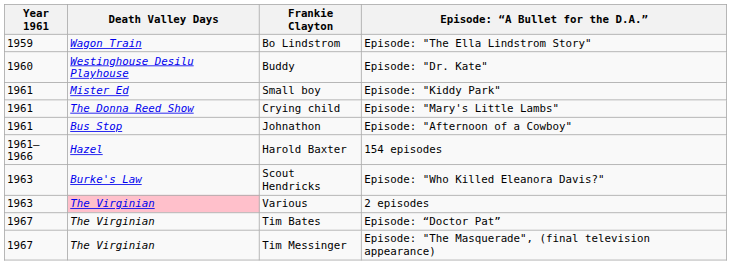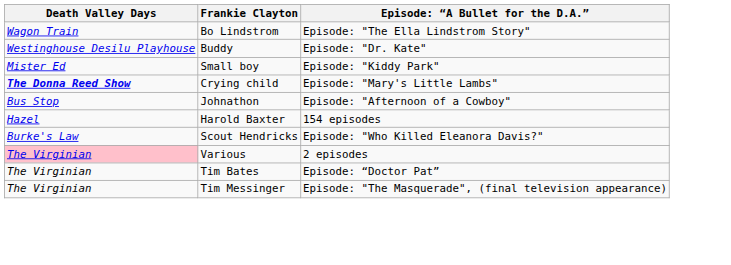- column: (36, 19)
(132, 108) normal -> (69, 84) bold
